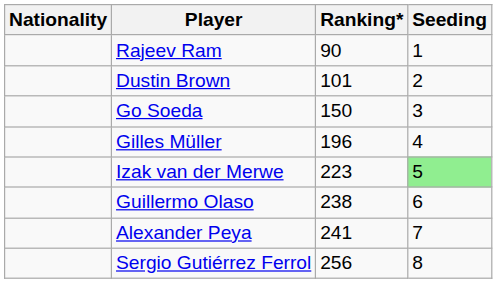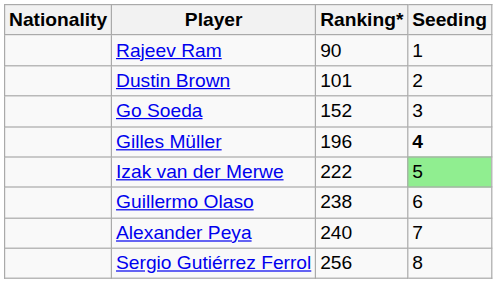(336, 111) 150 -> (336, 111) 152
(418, 141) normal -> (418, 141) bold
(336, 171) 223 -> (336, 171) 222
(336, 232) 241 -> (336, 232) 240
